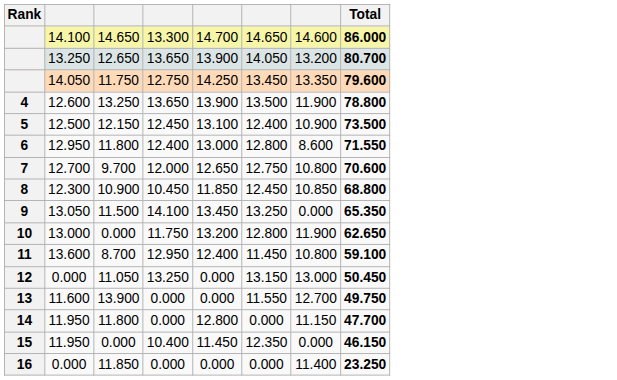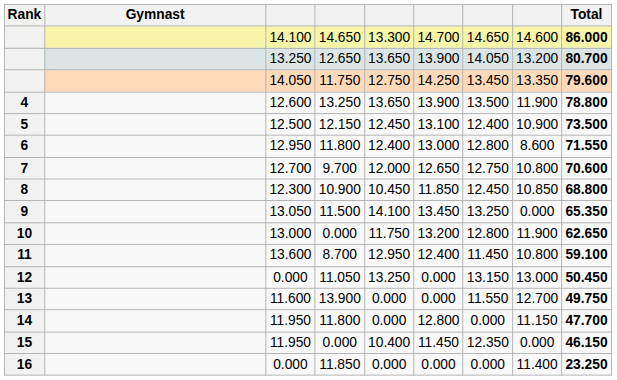+ column: (155, 15)
